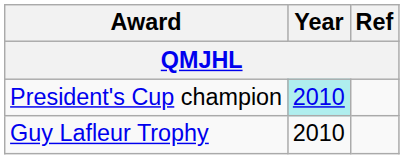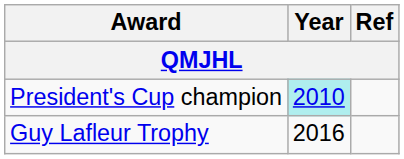(319, 134) 2010 -> (319, 134) 2016
